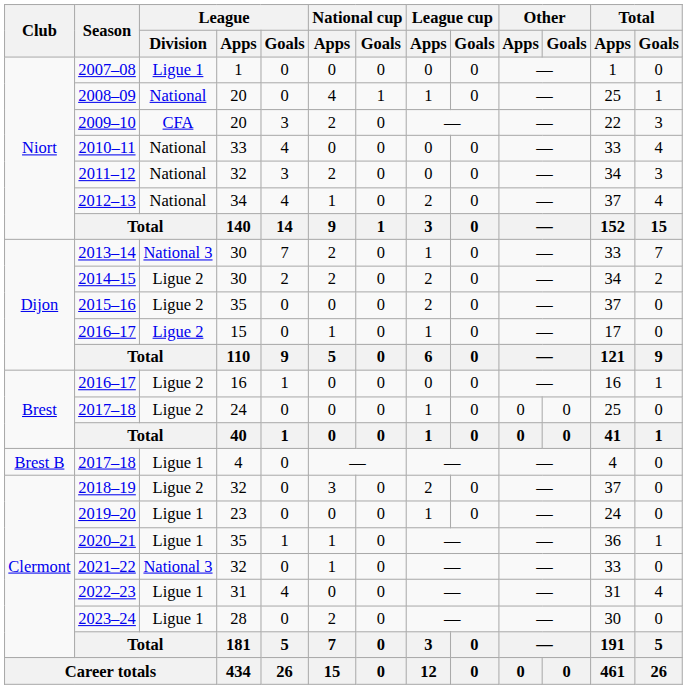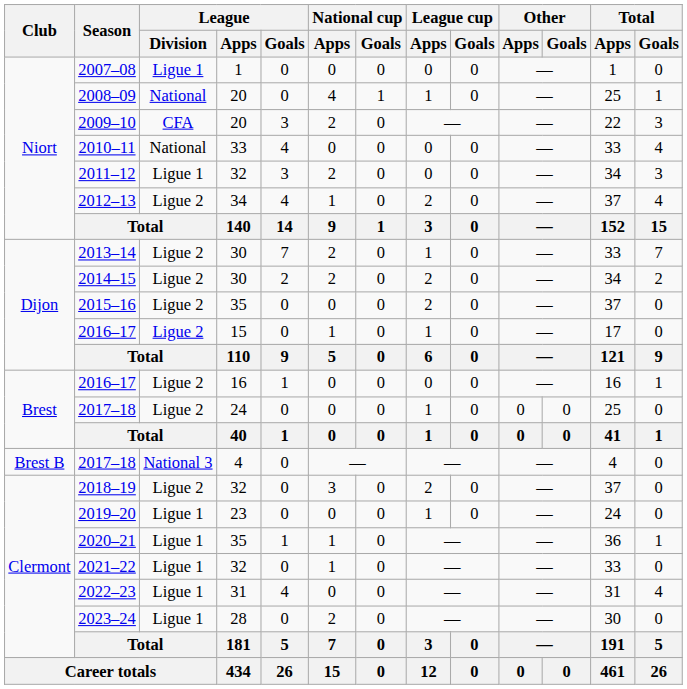(178, 174) National -> (178, 174) Ligue 1
(178, 200) National -> (178, 200) Ligue 2
(178, 252) National 3 -> (178, 252) Ligue 2
(178, 461) Ligue 1 -> (178, 461) National 3
(178, 566) National 3 -> (178, 566) Ligue 1
